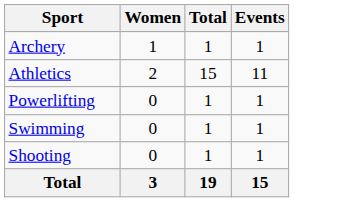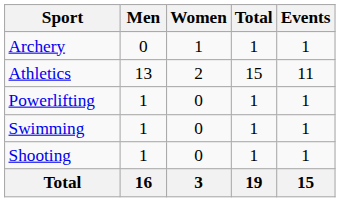+ column: (143, 18)
